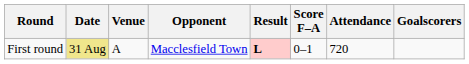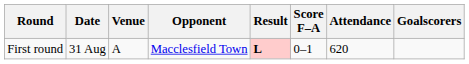(87, 48) khaki background -> (87, 48) no background
(339, 48) 720 -> (339, 48) 620
